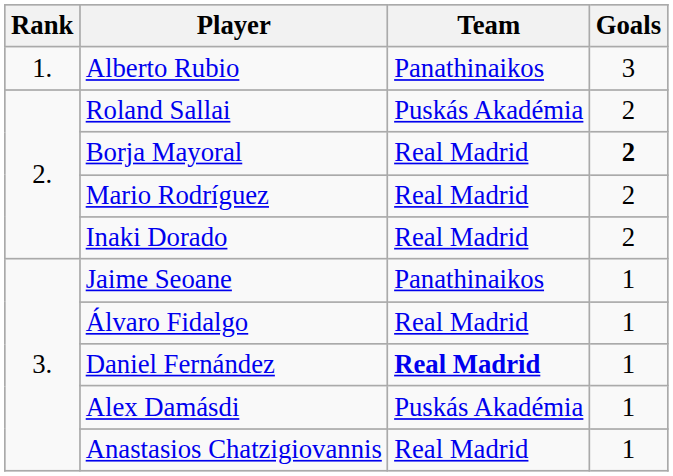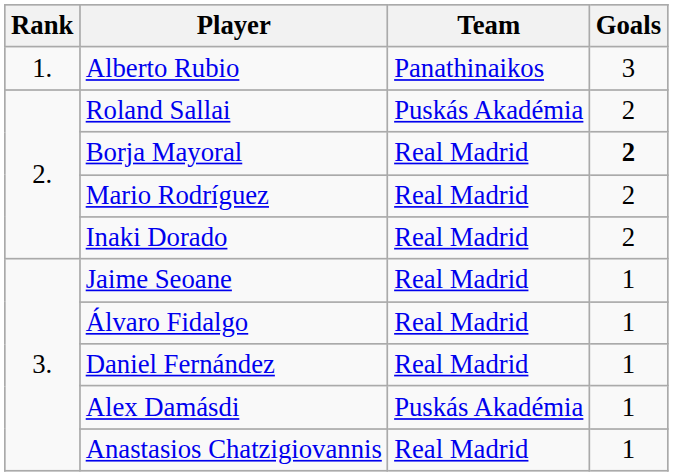(469, 279) Panathinaikos -> (461, 279) Real Madrid
(467, 364) bold -> (461, 364) normal
